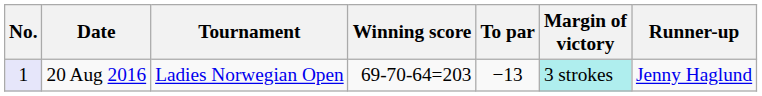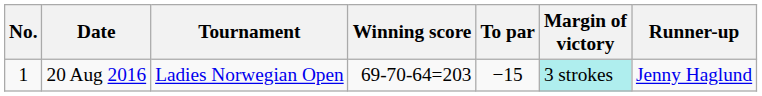(23, 75) lavender background -> (23, 75) no background
(508, 75) −13 -> (508, 75) −15
